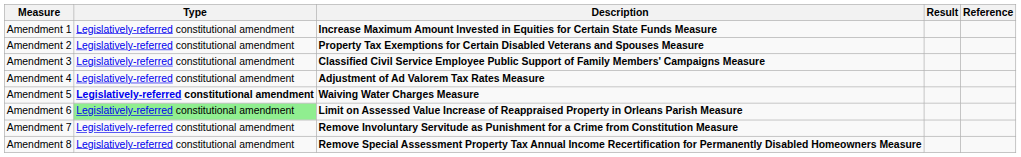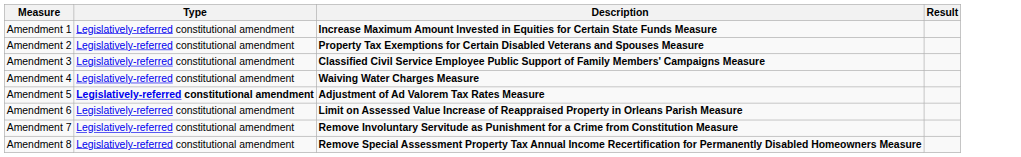- column: (988, 12)
(432, 78) Adjustment of Ad Valorem Tax Rates Measure -> (399, 78) Waiving Water Charges Measure
(399, 95) Waiving Water Charges Measure -> (432, 95) Adjustment of Ad Valorem Tax Rates Measure
(185, 111) lightgreen background -> (185, 111) no background
